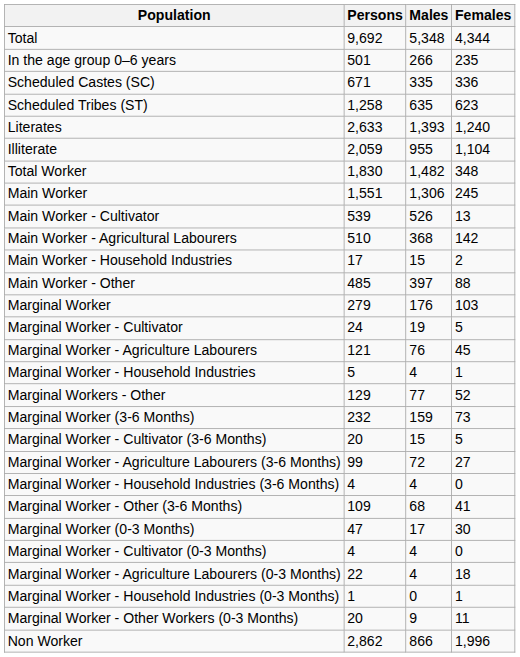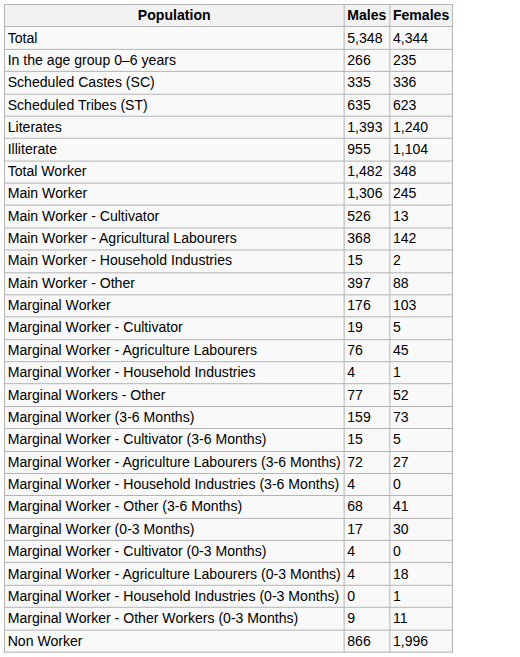- column: (375, 15)
